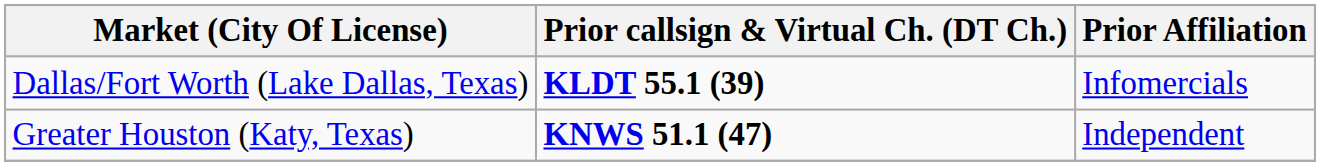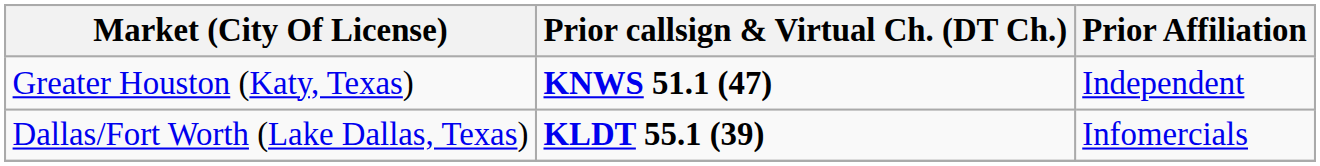rows swapped: (270, 82) <-> (213, 134)
